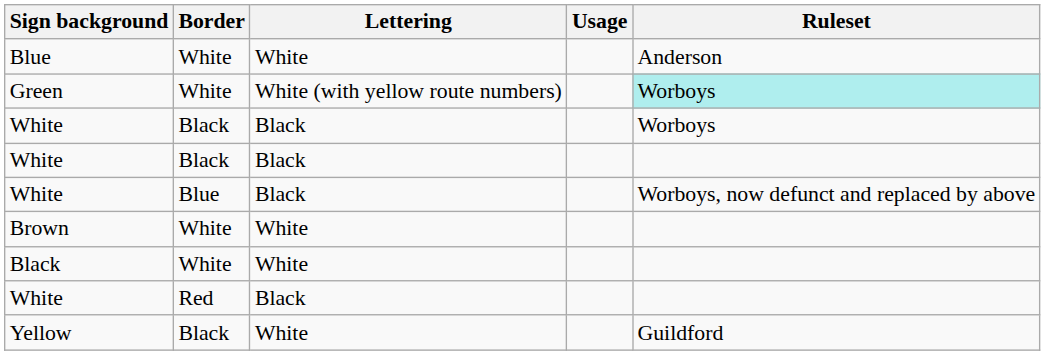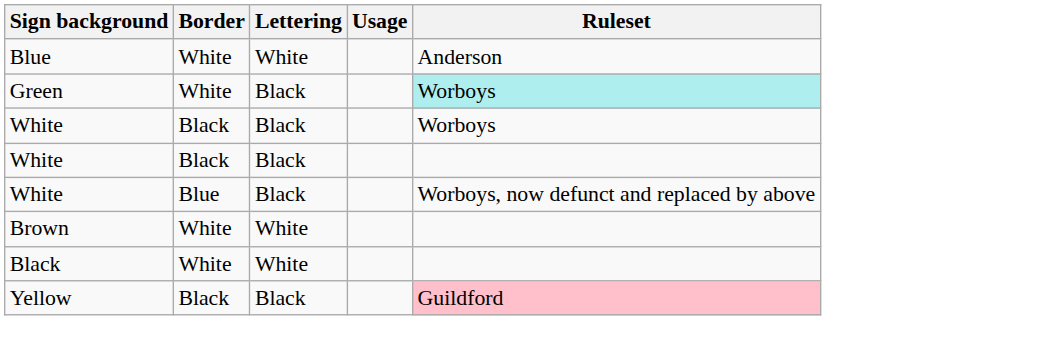(408, 90) White (with yellow route numbers) -> (280, 90) Black
- row: (36, 297)
(281, 332) White -> (280, 297) Black
(680, 332) no background -> (460, 297) pink background
